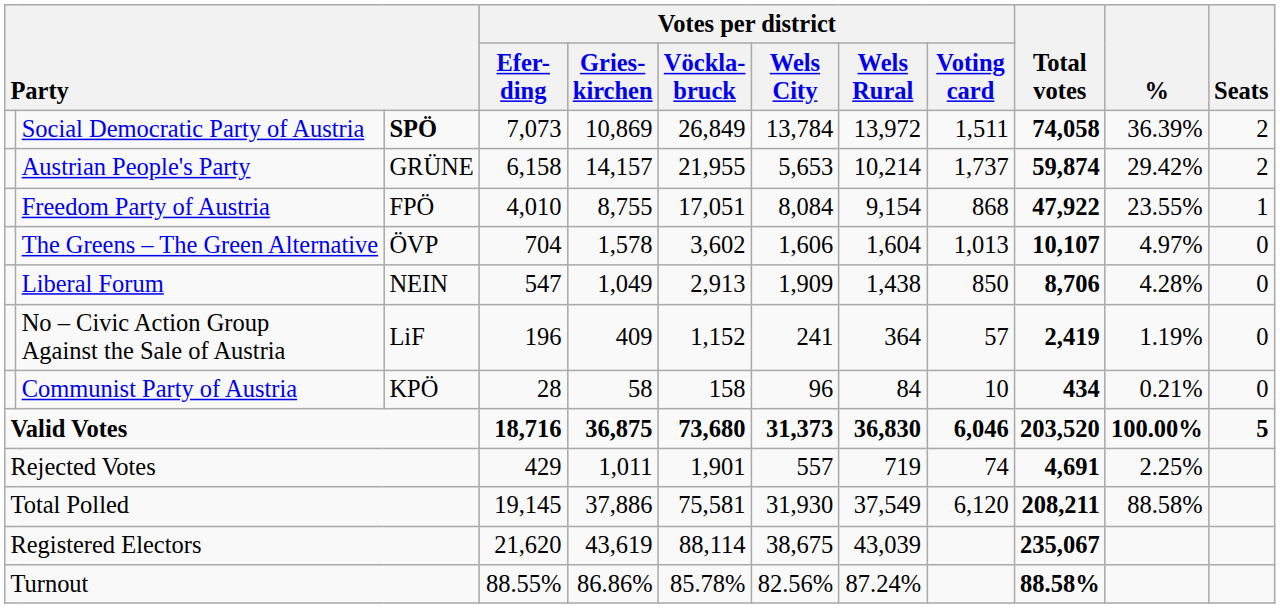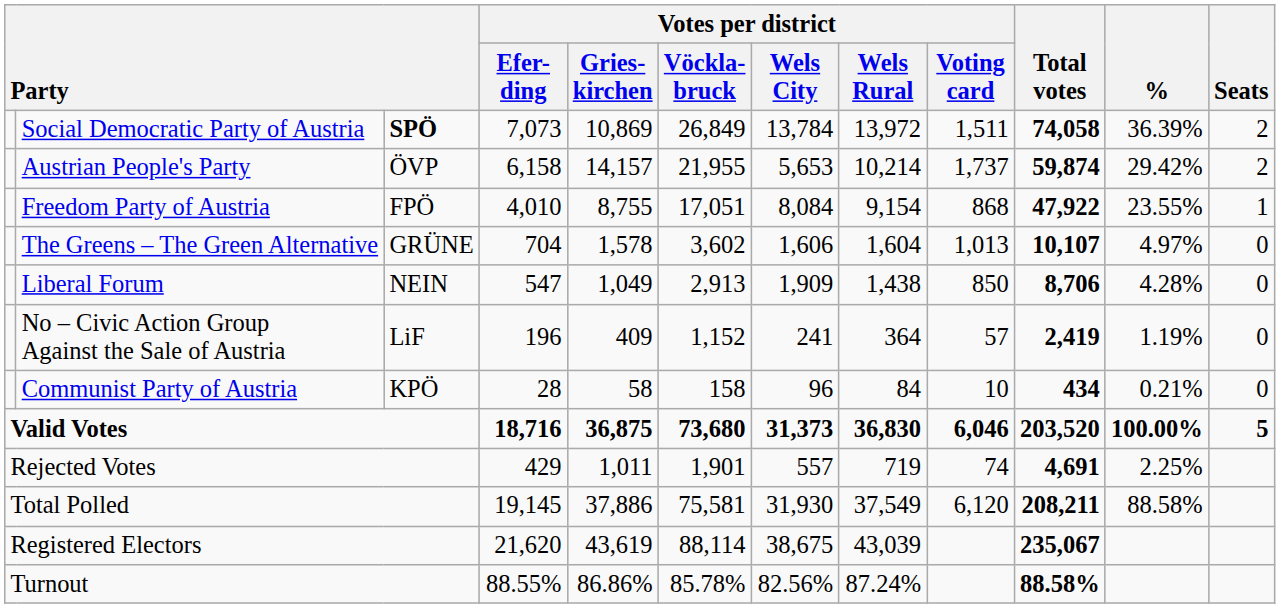(432, 167) GRÜNE -> (414, 167) ÖVP
(414, 245) ÖVP -> (432, 245) GRÜNE
